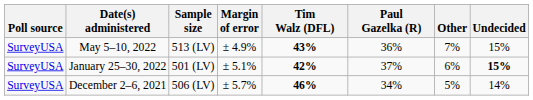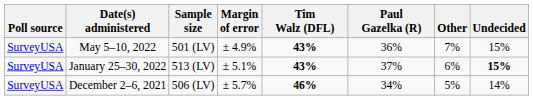(193, 47) 513 (LV) -> (193, 47) 501 (LV)
(193, 66) 501 (LV) -> (193, 66) 513 (LV)
(305, 66) 42% -> (305, 66) 43%
